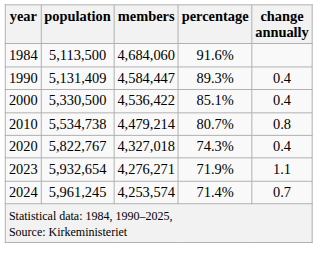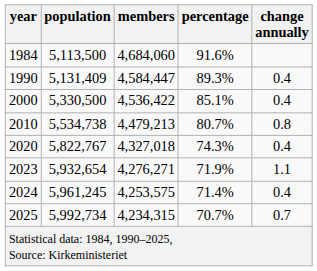(146, 123) 4,479,214 -> (146, 123) 4,479,213
(146, 192) 4,253,574 -> (146, 192) 4,253,575
(282, 192) 0.7 -> (282, 192) 0.4
+ row: (23, 215)
